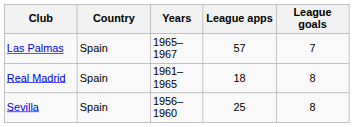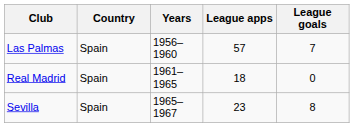(168, 48) 1965–1967 -> (168, 48) 1956–1960
(313, 78) 8 -> (313, 78) 0
(168, 107) 1956–1960 -> (168, 107) 1965–1967
(239, 107) 25 -> (239, 107) 23
